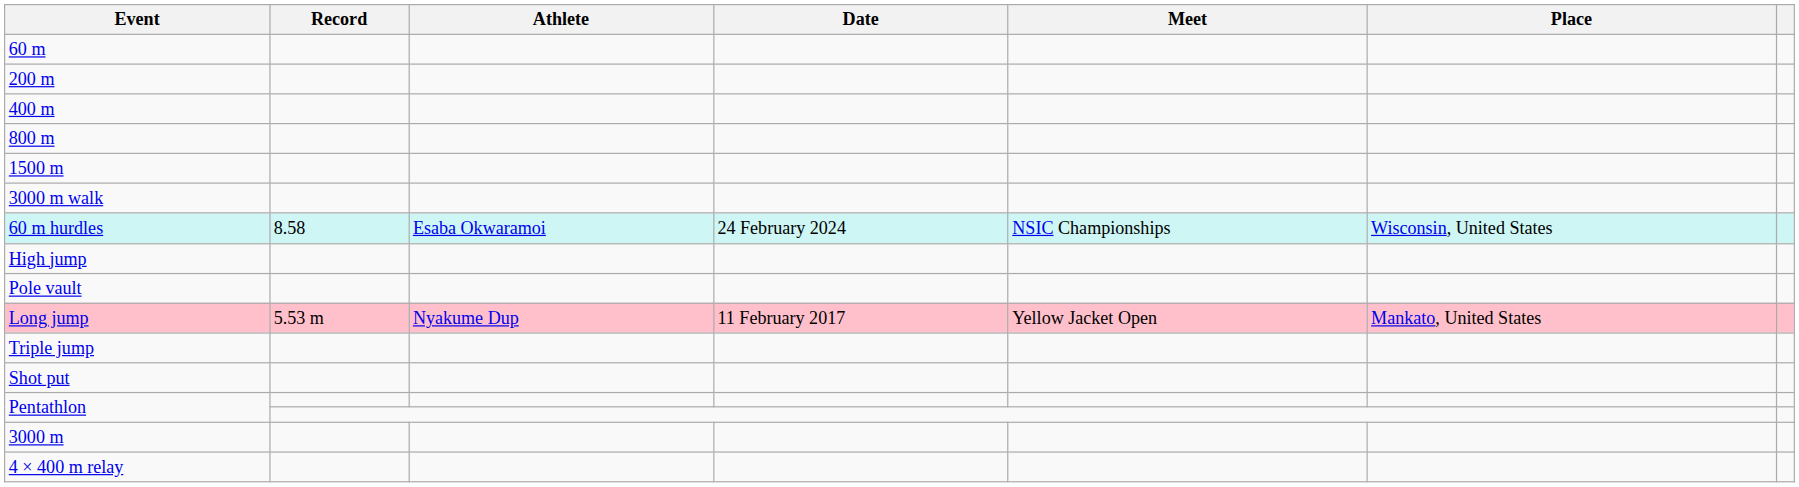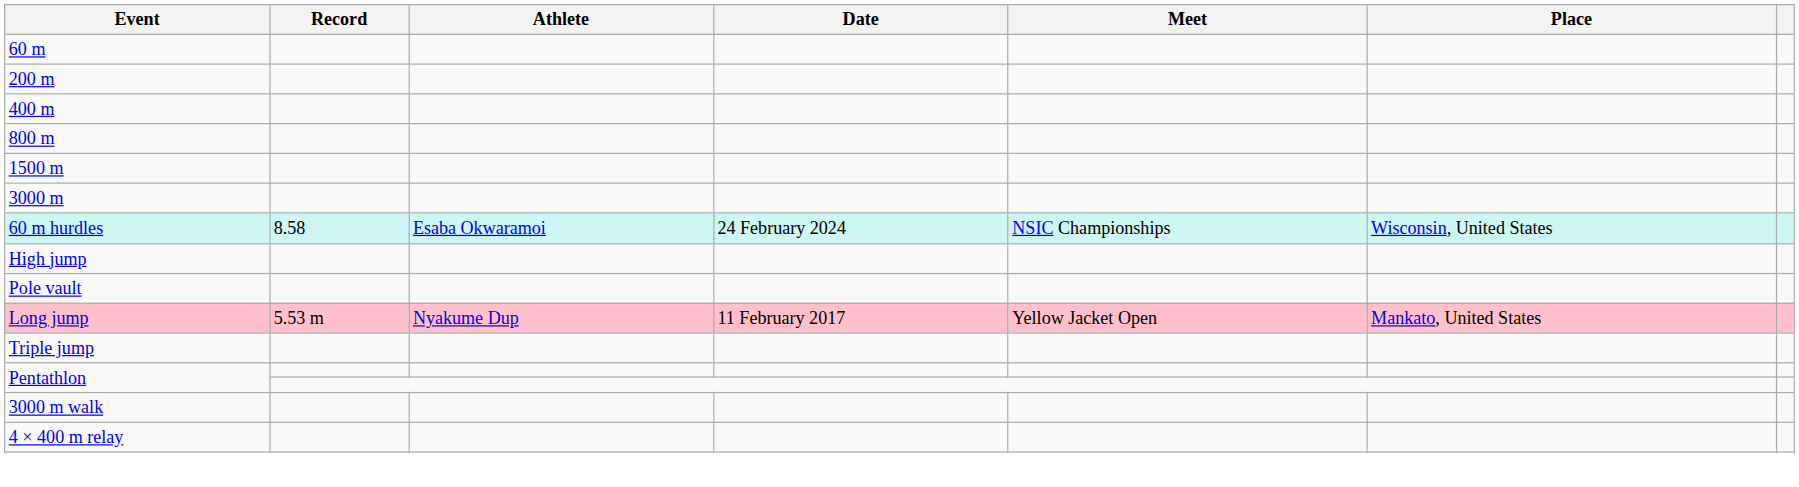rows swapped: (36, 437) <-> (56, 198)
- row: (39, 377)
